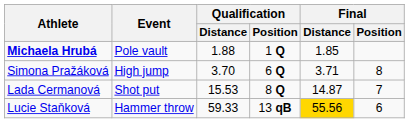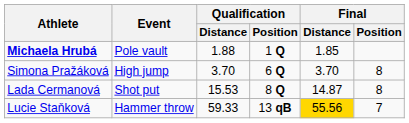(327, 71) 3.71 -> (327, 71) 3.70
(379, 90) 7 -> (379, 90) 8
(379, 109) 6 -> (379, 109) 7
